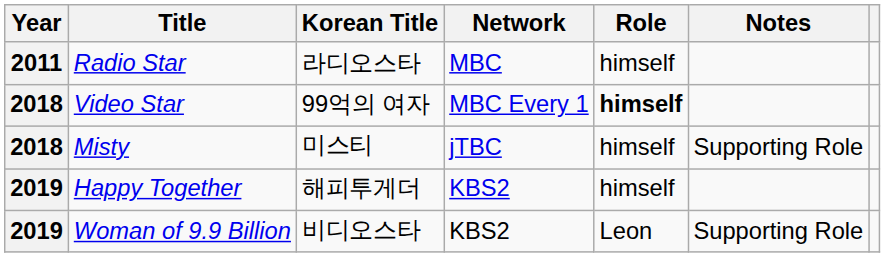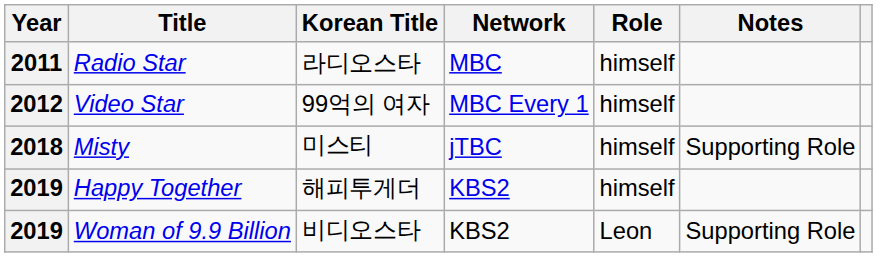(37, 105) 2018 -> (37, 105) 2012
(641, 105) bold -> (637, 105) normal
